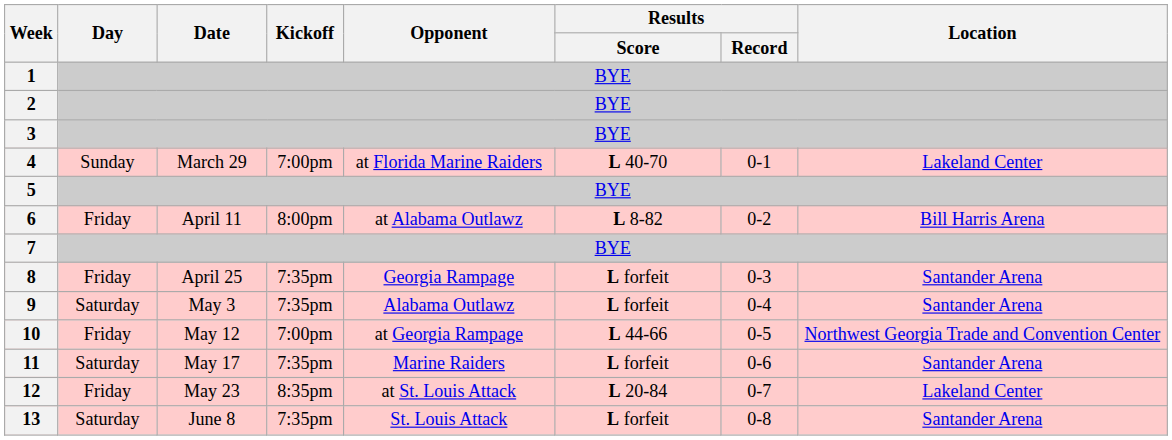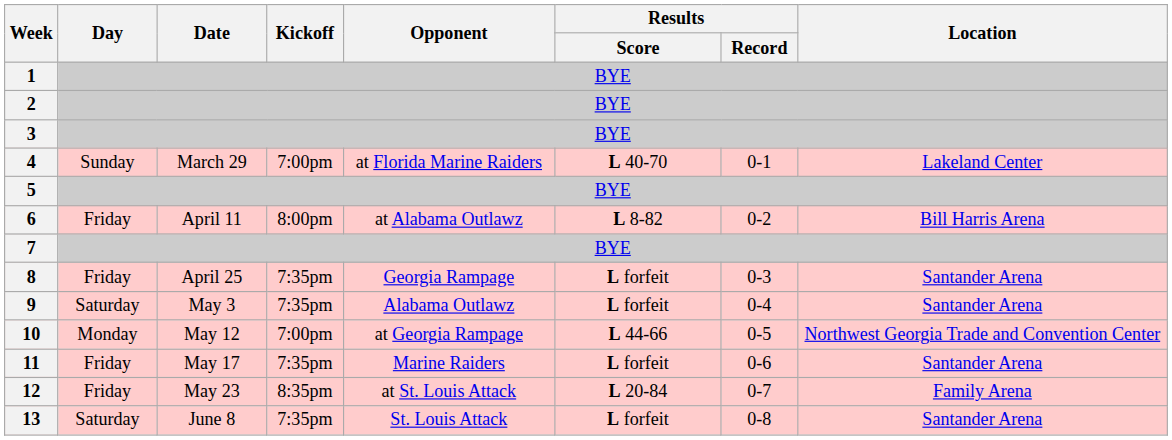(107, 334) Friday -> (107, 334) Monday
(107, 362) Saturday -> (107, 362) Friday
(982, 391) Lakeland Center -> (982, 391) Family Arena
